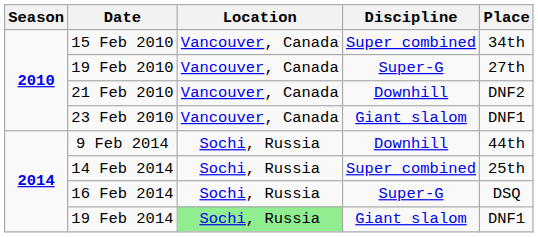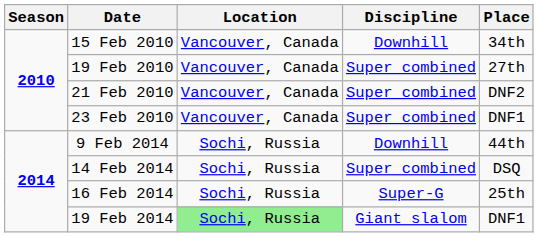(411, 42) Super combined -> (411, 42) Downhill
(411, 68) Super-G -> (411, 68) Super combined
(411, 93) Downhill -> (411, 93) Super combined
(411, 118) Giant slalom -> (411, 118) Super combined
(507, 168) 25th -> (507, 168) DSQ
(507, 194) DSQ -> (507, 194) 25th
